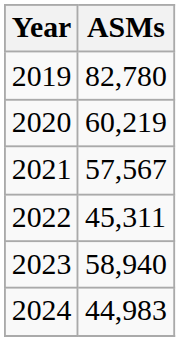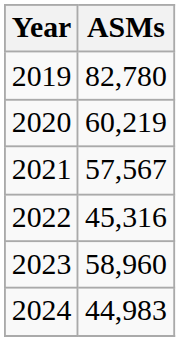(125, 216) 45,311 -> (126, 216) 45,316
(126, 264) 58,940 -> (126, 264) 58,960
